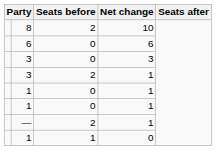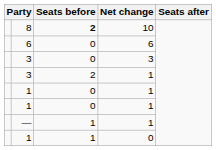(93, 28) normal -> (93, 28) bold
(93, 122) 2 -> (93, 122) 1
